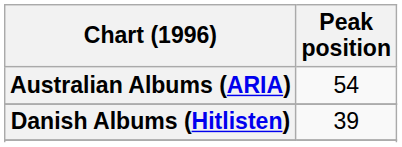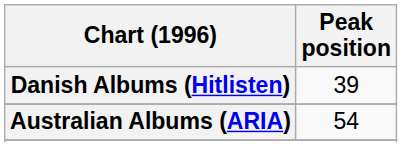rows swapped: (150, 85) <-> (150, 121)
